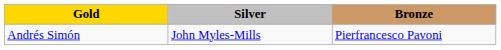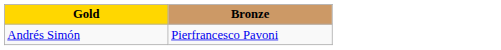- column: (250, 14)
